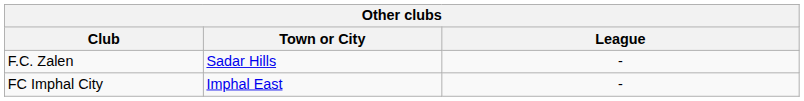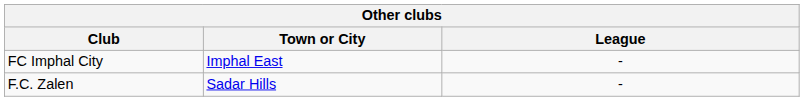rows swapped: (55, 84) <-> (41, 61)
